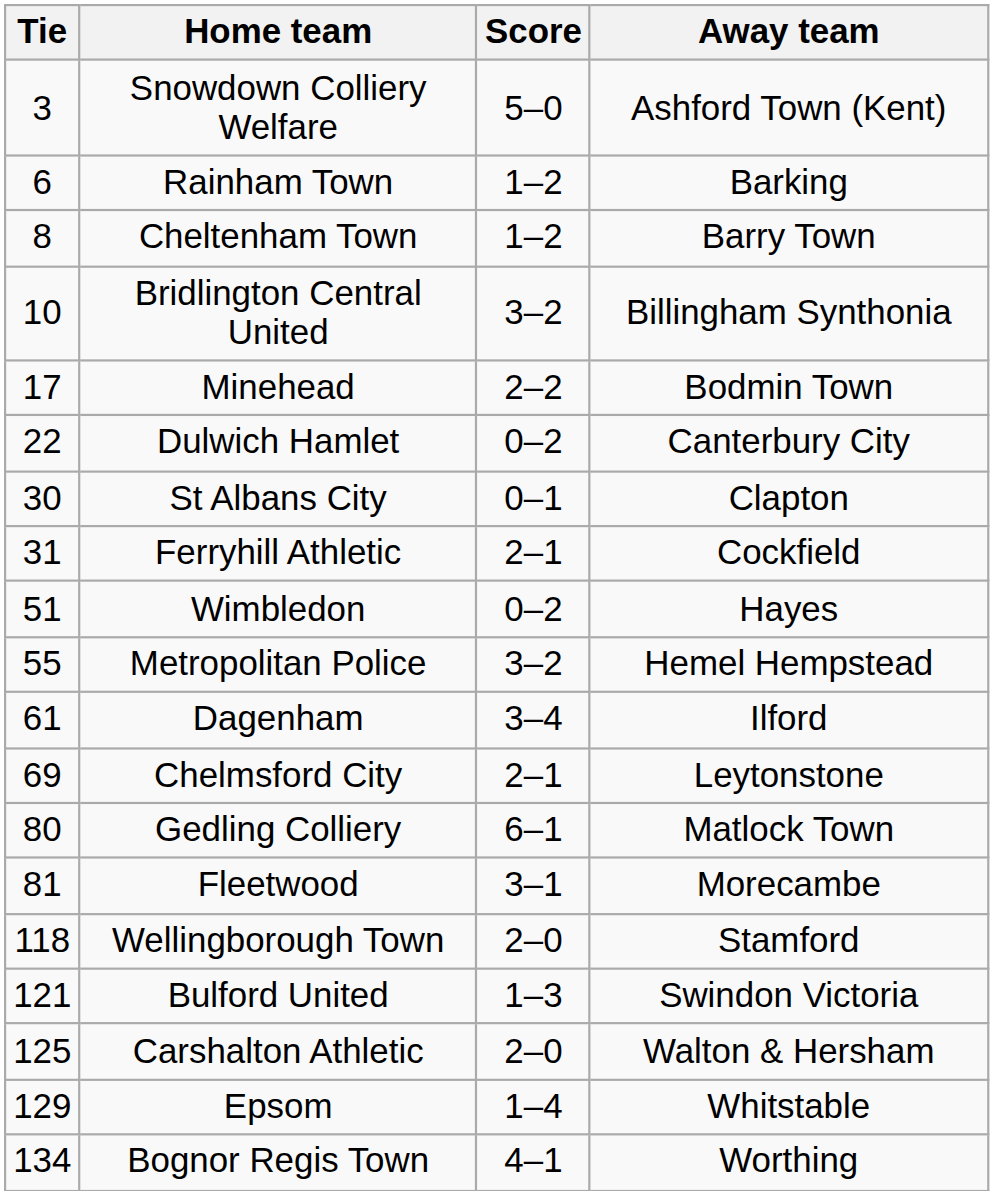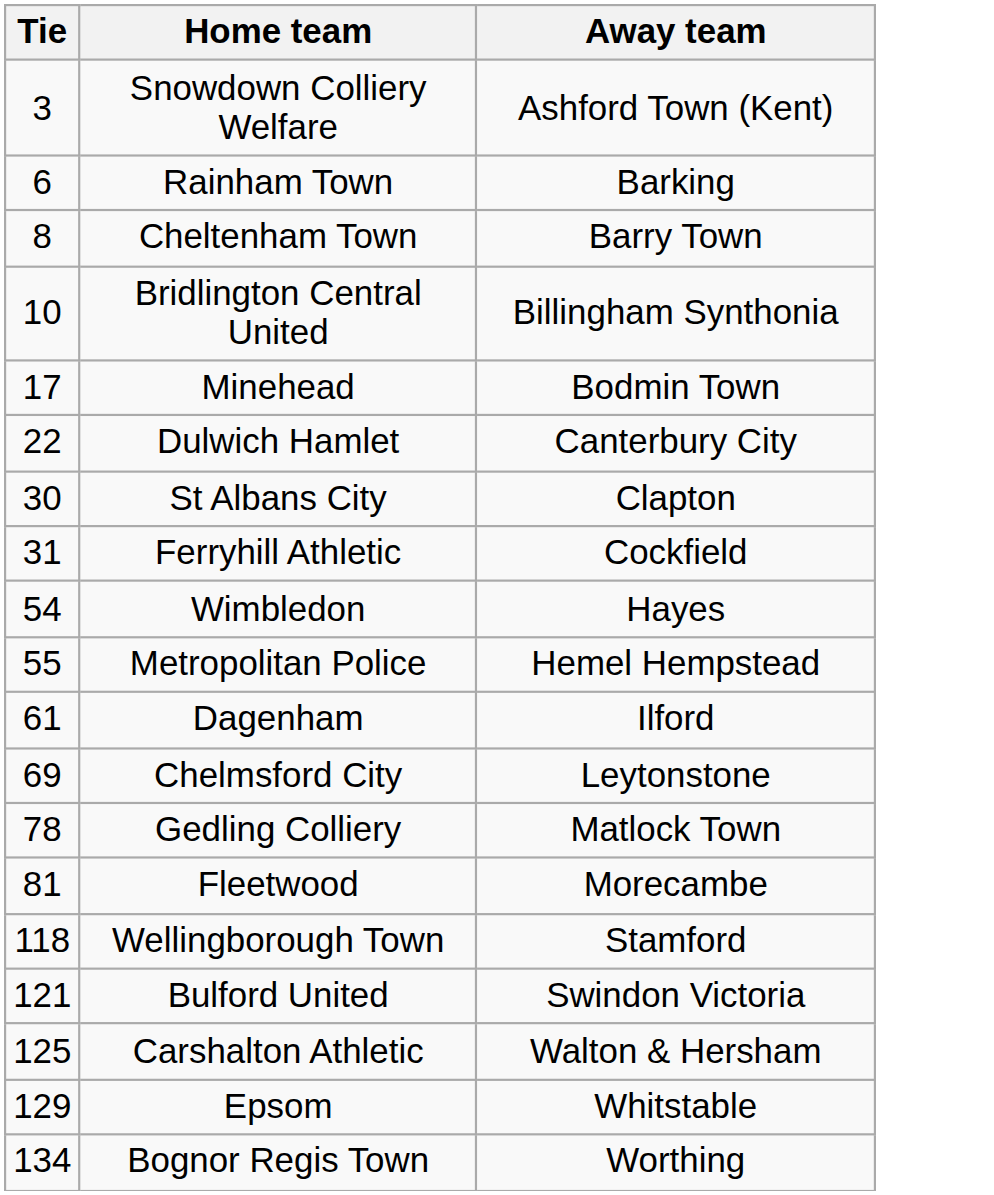- column: (533, 32)
(42, 608) 51 -> (42, 608) 54
(42, 829) 80 -> (42, 829) 78
